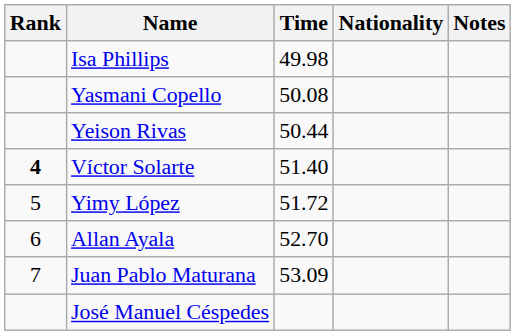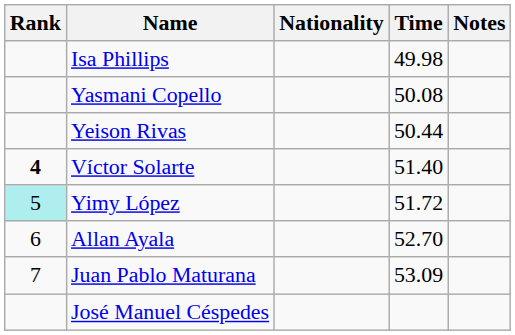columns swapped: (391, 22) <-> (304, 22)
(35, 203) no background -> (35, 203) paleturquoise background
